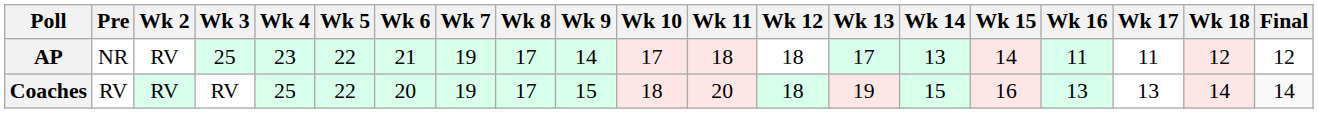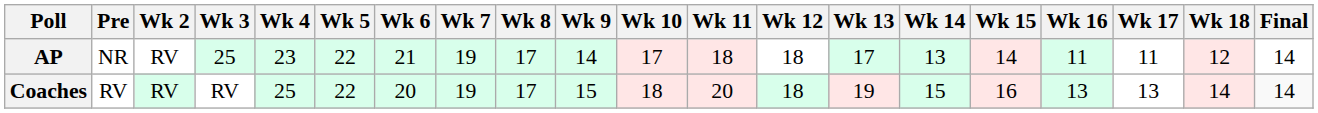(1284, 56) 12 -> (1284, 56) 14
